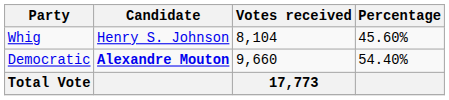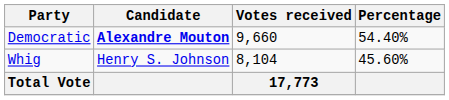rows swapped: (49, 61) <-> (24, 38)
